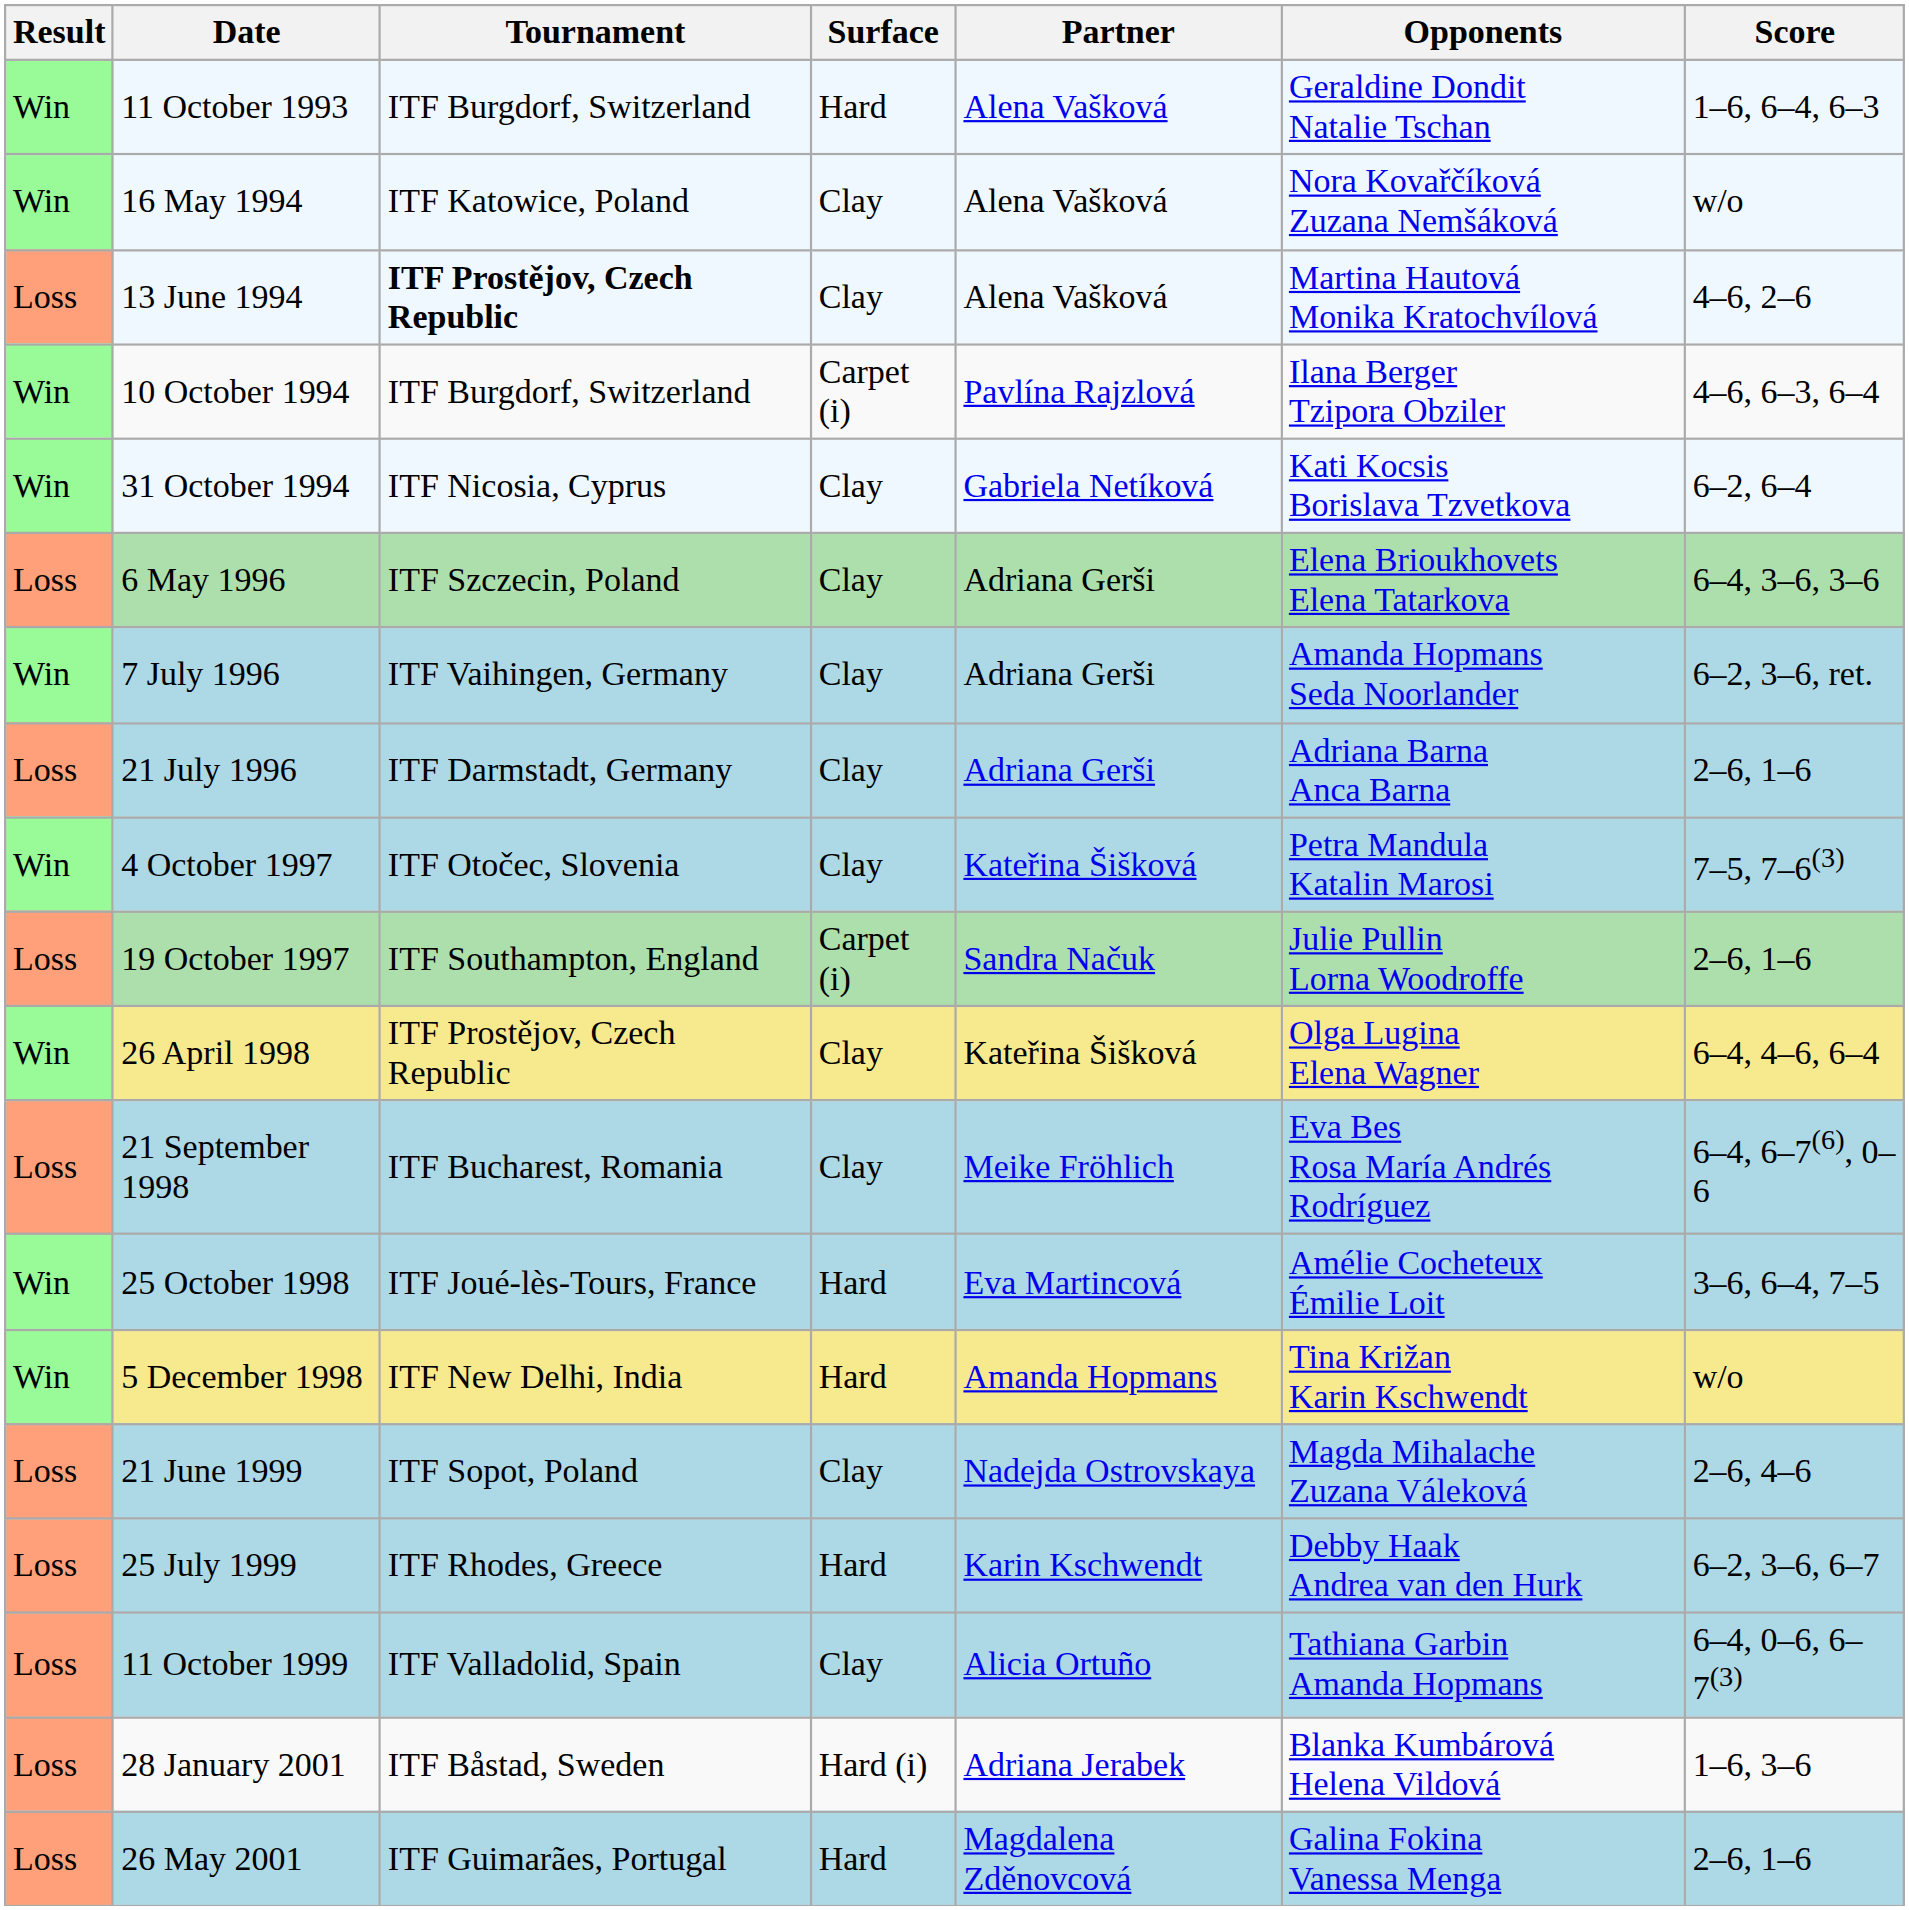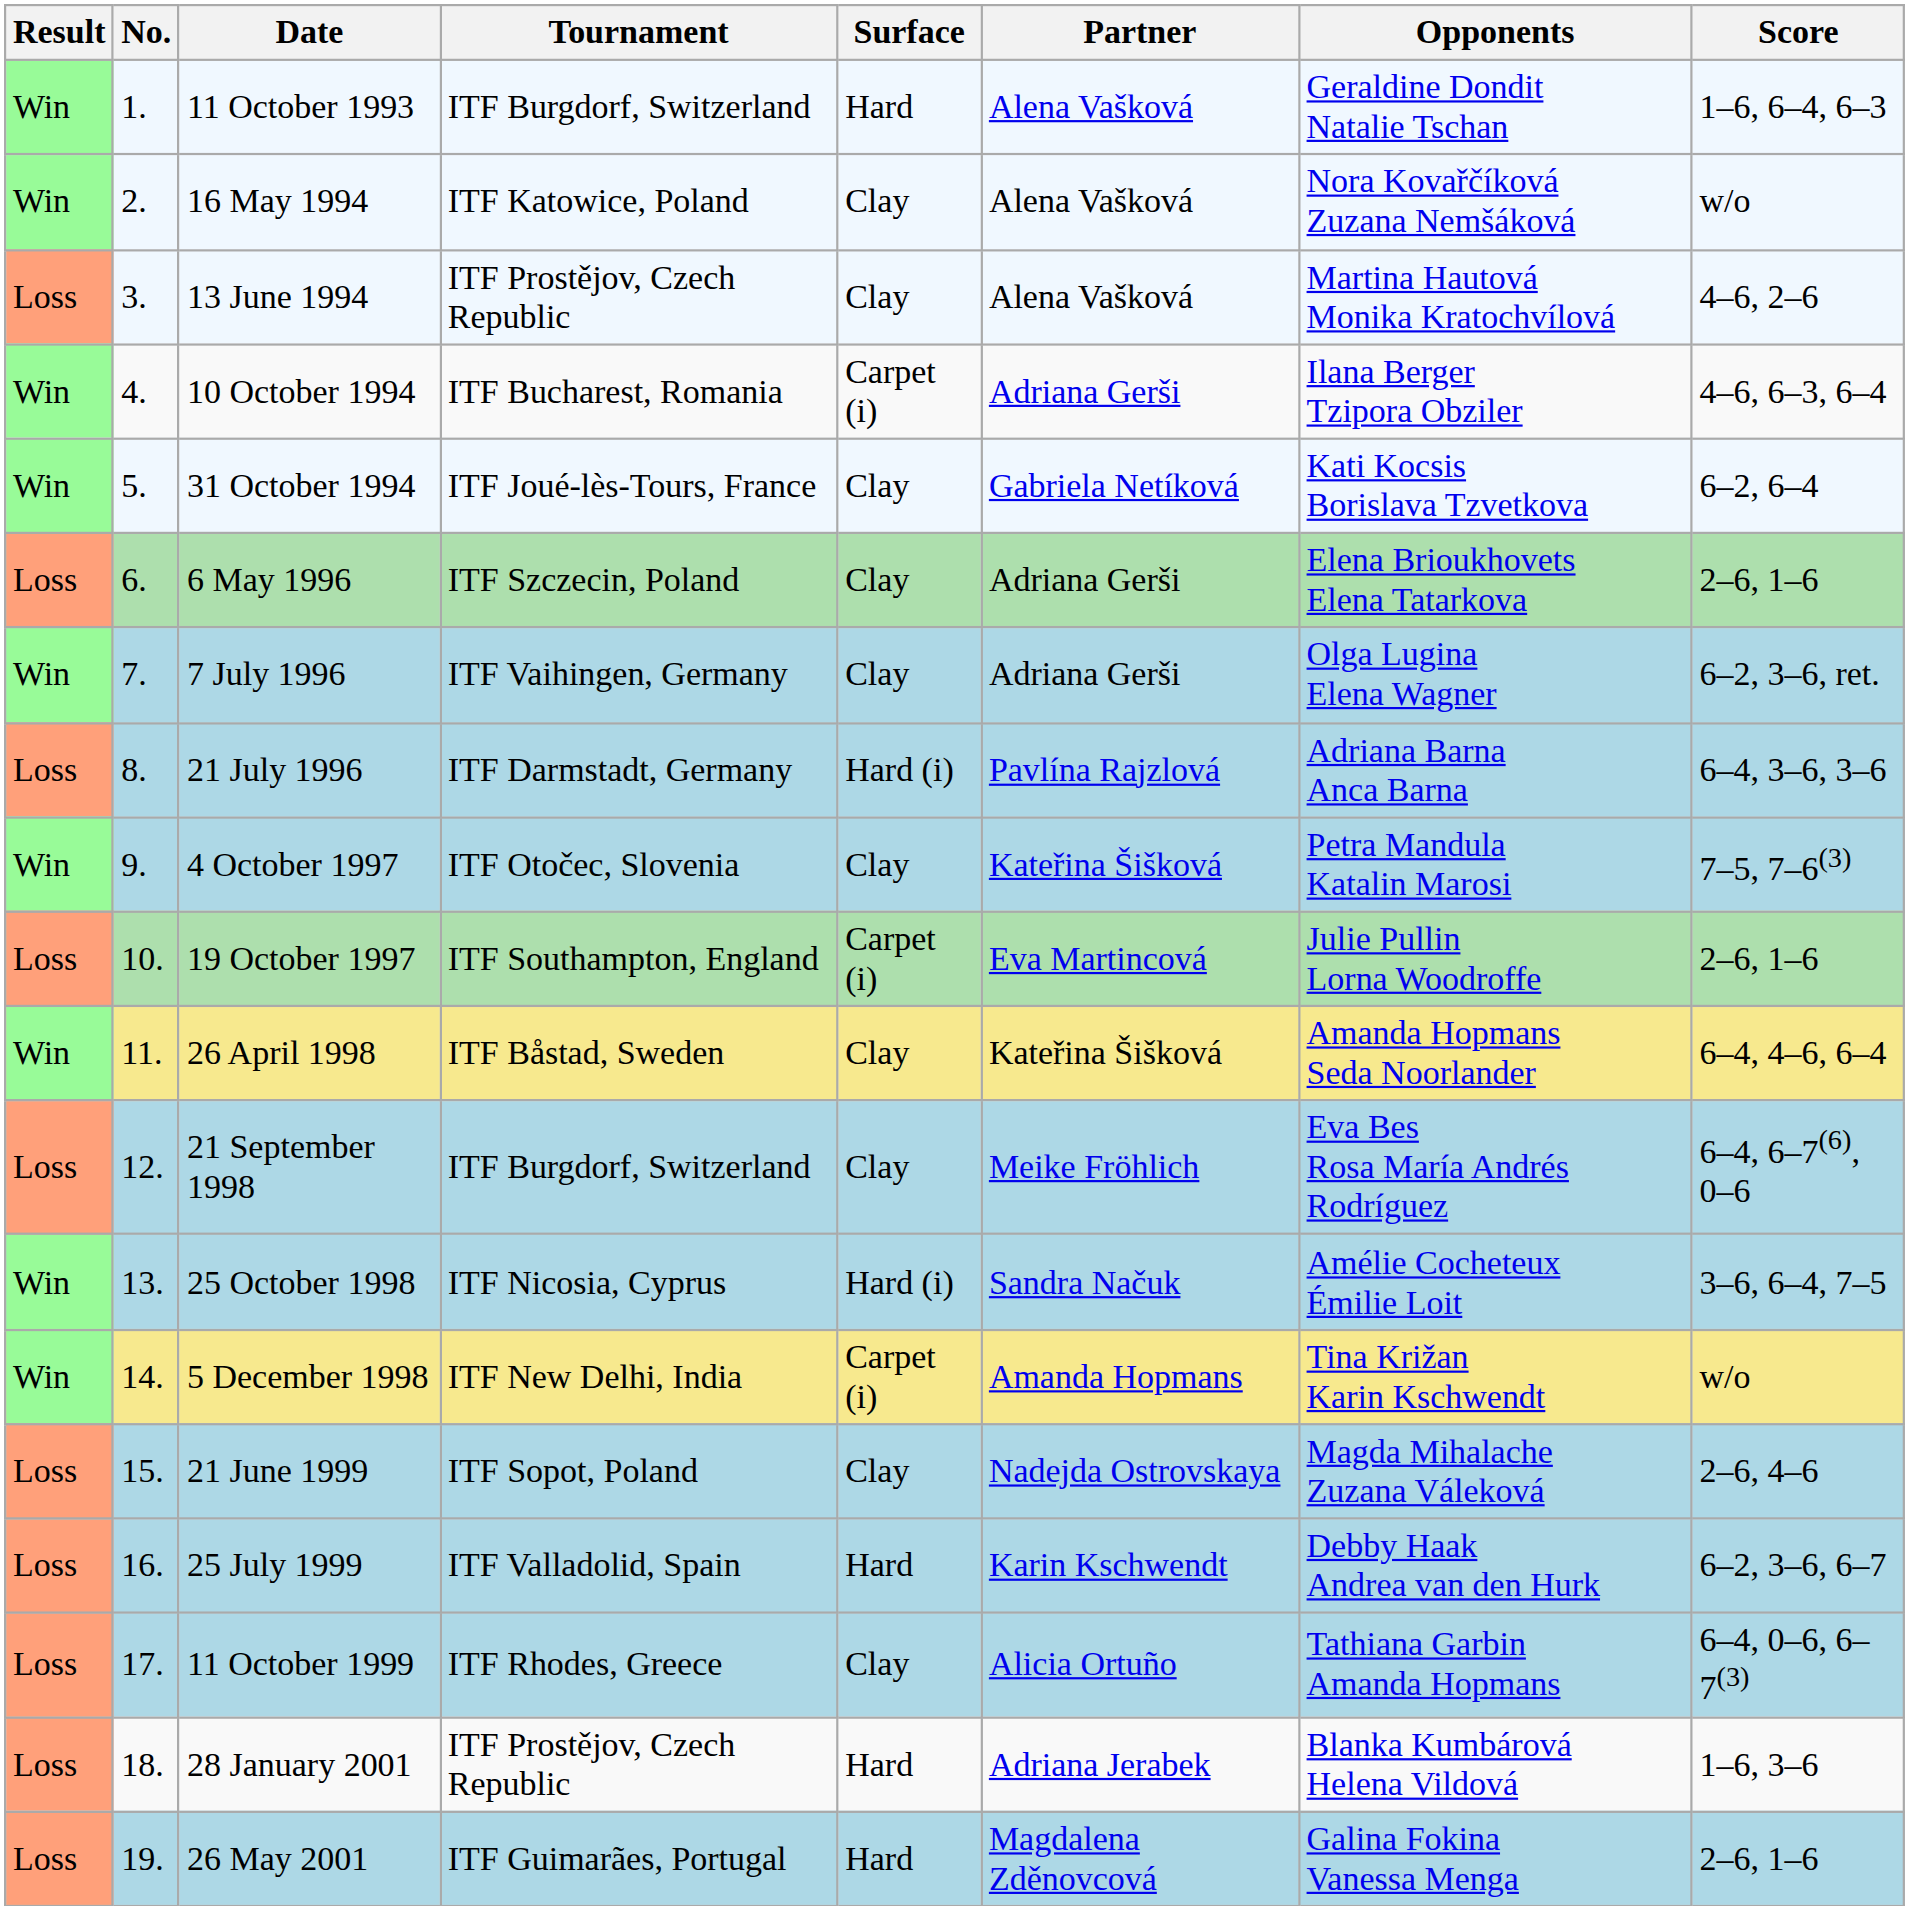+ column: (146, 31)
(540, 295) bold -> (592, 295) normal
(569, 390) ITF Burgdorf, Switzerland -> (615, 390) ITF Bucharest, Romania
(1079, 390) Pavlína Rajzlová -> (1085, 390) Adriana Gerši
(527, 484) ITF Nicosia, Cyprus -> (632, 484) ITF Joué-lès-Tours, France
(1786, 579) 6–4, 3–6, 3–6 -> (1759, 579) 2–6, 1–6
(1416, 673) Amanda Hopmans Seda Noorlander -> (1402, 673) Olga Lugina Elena Wagner
(851, 768) Clay -> (899, 768) Hard (i)
(1059, 768) Adriana Gerši -> (1104, 768) Pavlína Rajzlová
(1752, 768) 2–6, 1–6 -> (1793, 768) 6–4, 3–6, 3–6
(1059, 957) Sandra Načuk -> (1098, 957) Eva Martincová
(532, 1052) ITF Prostějov, Czech Republic -> (586, 1052) ITF Båstad, Sweden
(1384, 1052) Olga Lugina Elena Wagner -> (1434, 1052) Amanda Hopmans Seda Noorlander
(555, 1166) ITF Bucharest, Romania -> (629, 1166) ITF Burgdorf, Switzerland
(572, 1280) ITF Joué-lès-Tours, France -> (587, 1280) ITF Nicosia, Cyprus
(853, 1280) Hard -> (899, 1280) Hard (i)
(1072, 1280) Eva Martincová -> (1085, 1280) Sandra Načuk
(853, 1375) Hard -> (890, 1375) Carpet (i)
(525, 1564) ITF Rhodes, Greece -> (594, 1564) ITF Valladolid, Spain
(534, 1663) ITF Valladolid, Spain -> (585, 1663) ITF Rhodes, Greece
(526, 1762) ITF Båstad, Sweden -> (592, 1762) ITF Prostějov, Czech Republic
(873, 1762) Hard (i) -> (879, 1762) Hard
